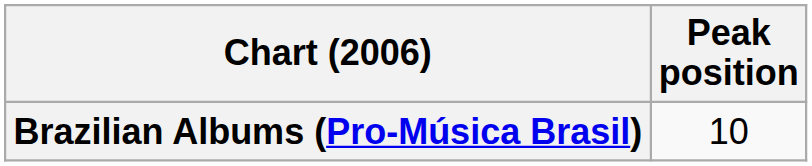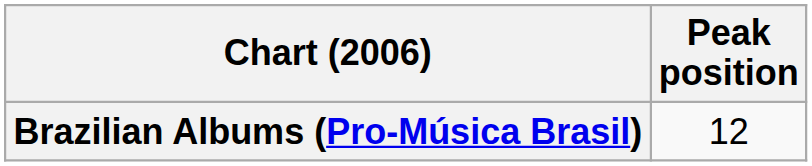(729, 130) 10 -> (729, 130) 12
